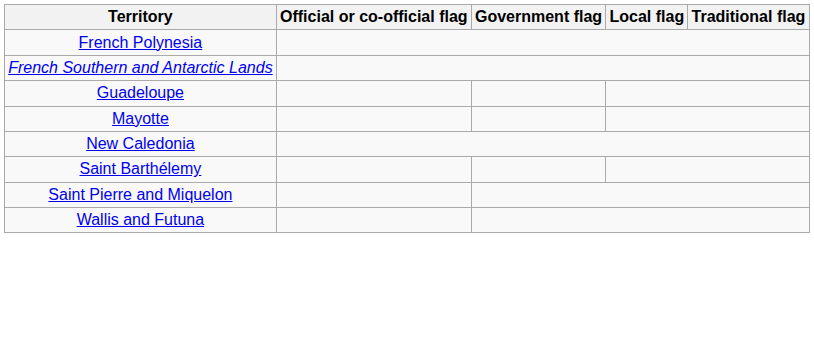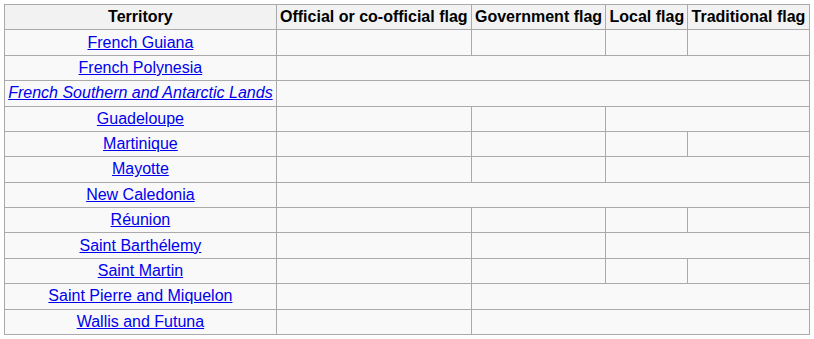+ row: (140, 42)
+ row: (140, 144)
+ row: (140, 220)
+ row: (140, 270)
